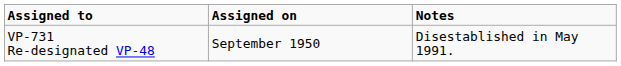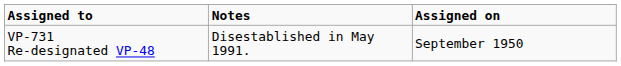columns swapped: (254, 15) <-> (435, 15)
